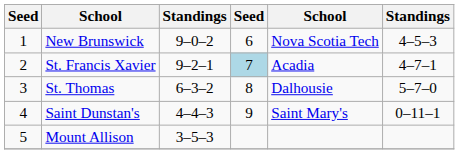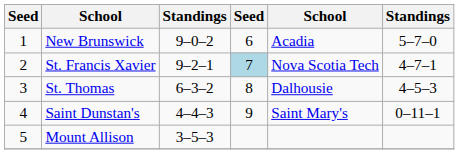(325, 40) Nova Scotia Tech -> (293, 40) Acadia
(418, 40) 4–5–3 -> (418, 40) 5–7–0
(293, 64) Acadia -> (325, 64) Nova Scotia Tech
(418, 88) 5–7–0 -> (418, 88) 4–5–3
